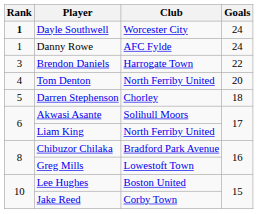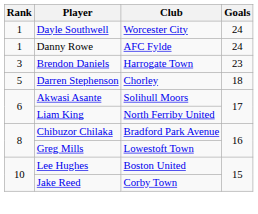(19, 30) bold -> (19, 30) normal
(237, 64) 22 -> (237, 64) 23
- row: (64, 81)
